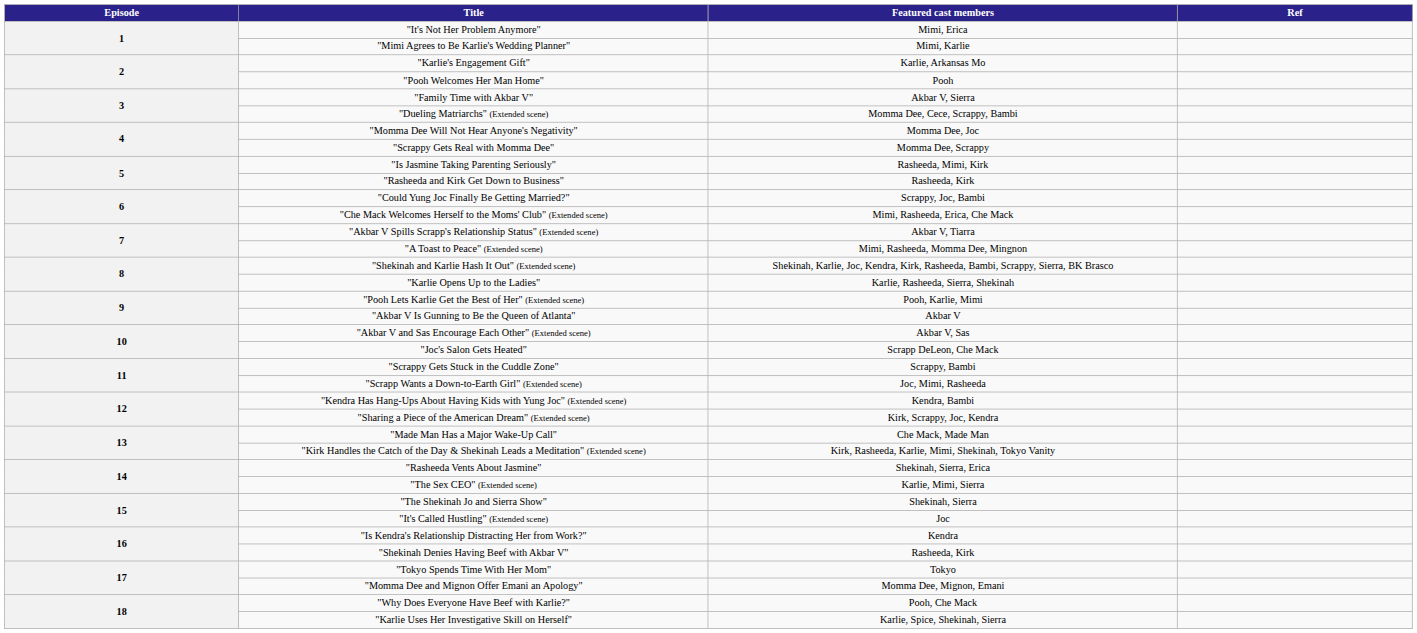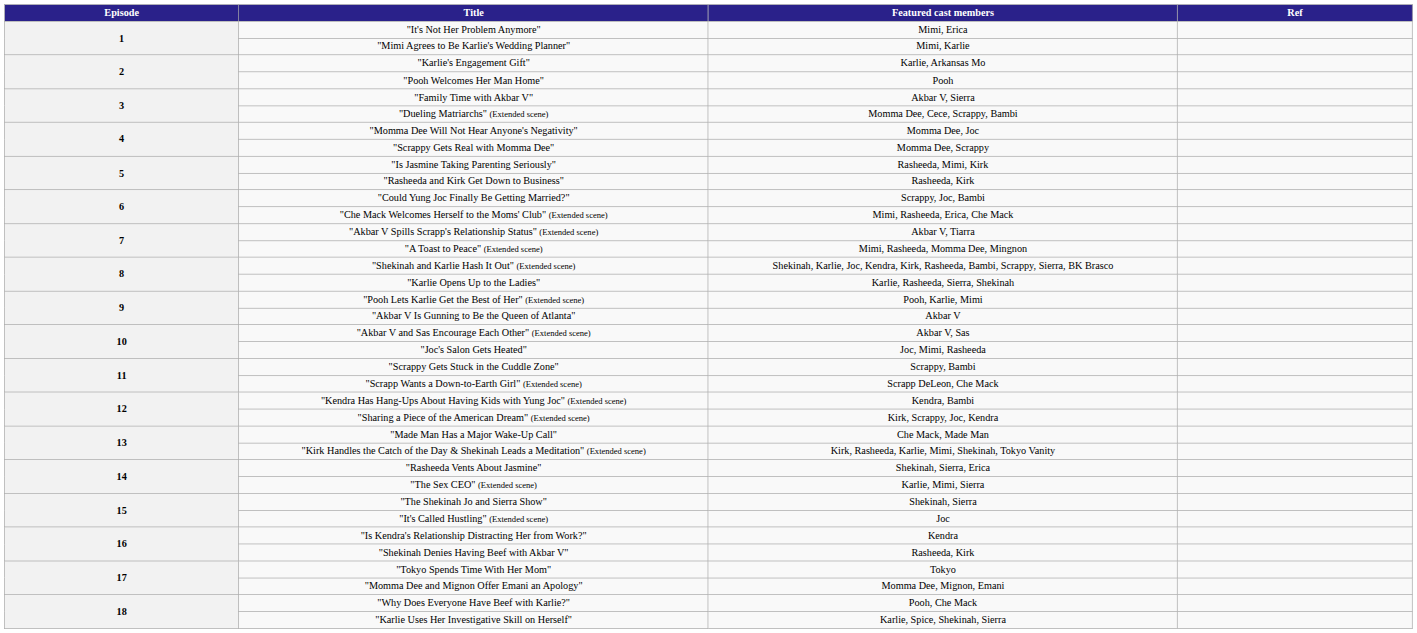(943, 350) Scrapp DeLeon, Che Mack -> (943, 350) Joc, Mimi, Rasheeda
(943, 383) Joc, Mimi, Rasheeda -> (943, 383) Scrapp DeLeon, Che Mack
